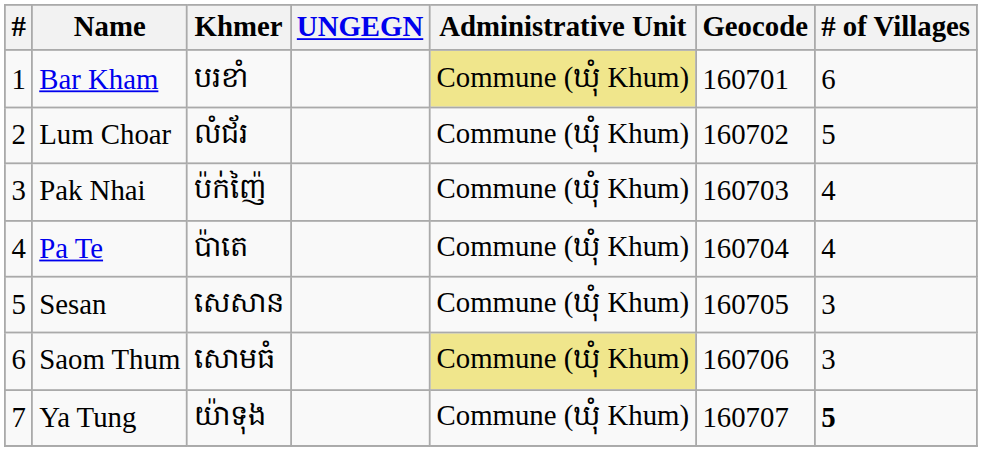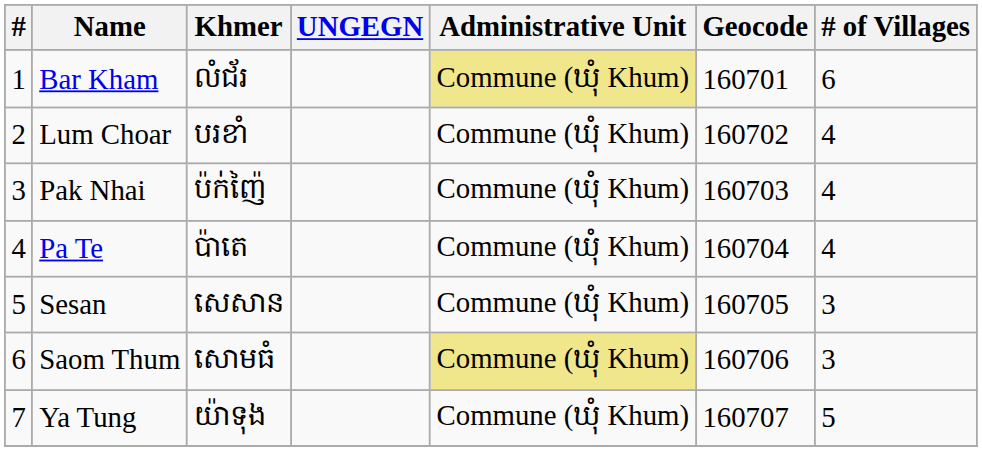(221, 76) បរខាំ -> (221, 76) លំជ័រ
(221, 133) លំជ័រ -> (221, 133) បរខាំ
(828, 134) 5 -> (828, 134) 4
(828, 417) bold -> (828, 417) normal
